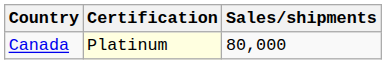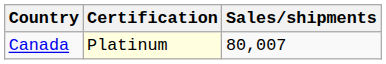(256, 46) 80,000 -> (256, 46) 80,007
